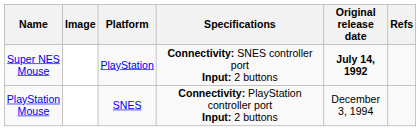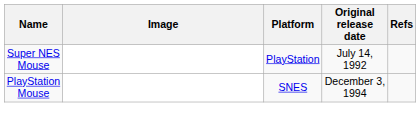- column: (240, 24)
(356, 65) bold -> (355, 59) normal
